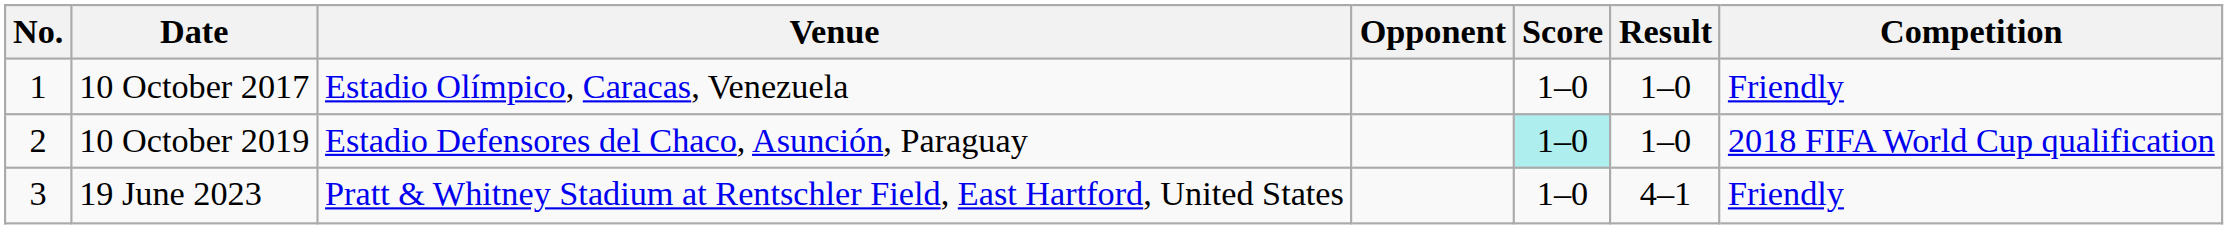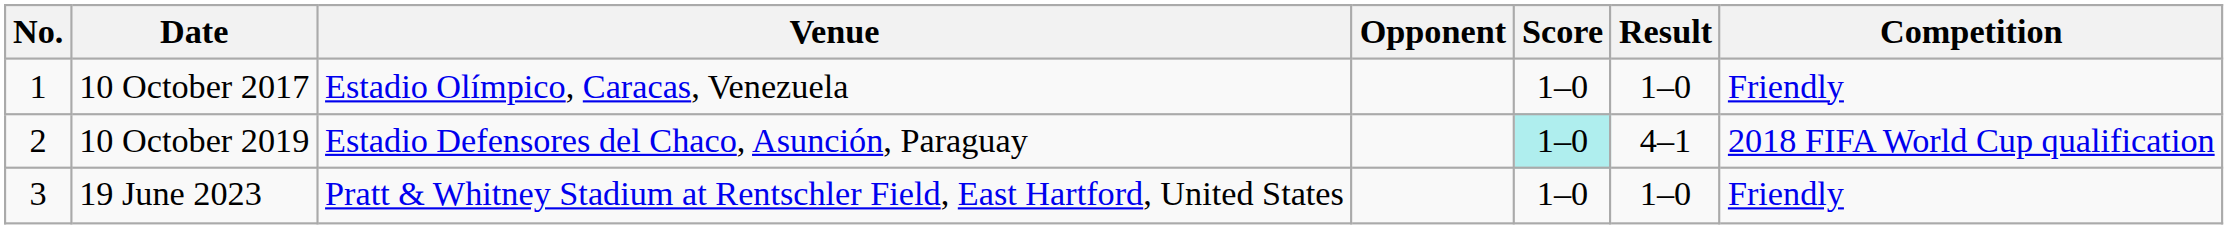(1666, 140) 1–0 -> (1666, 140) 4–1
(1666, 194) 4–1 -> (1666, 194) 1–0
